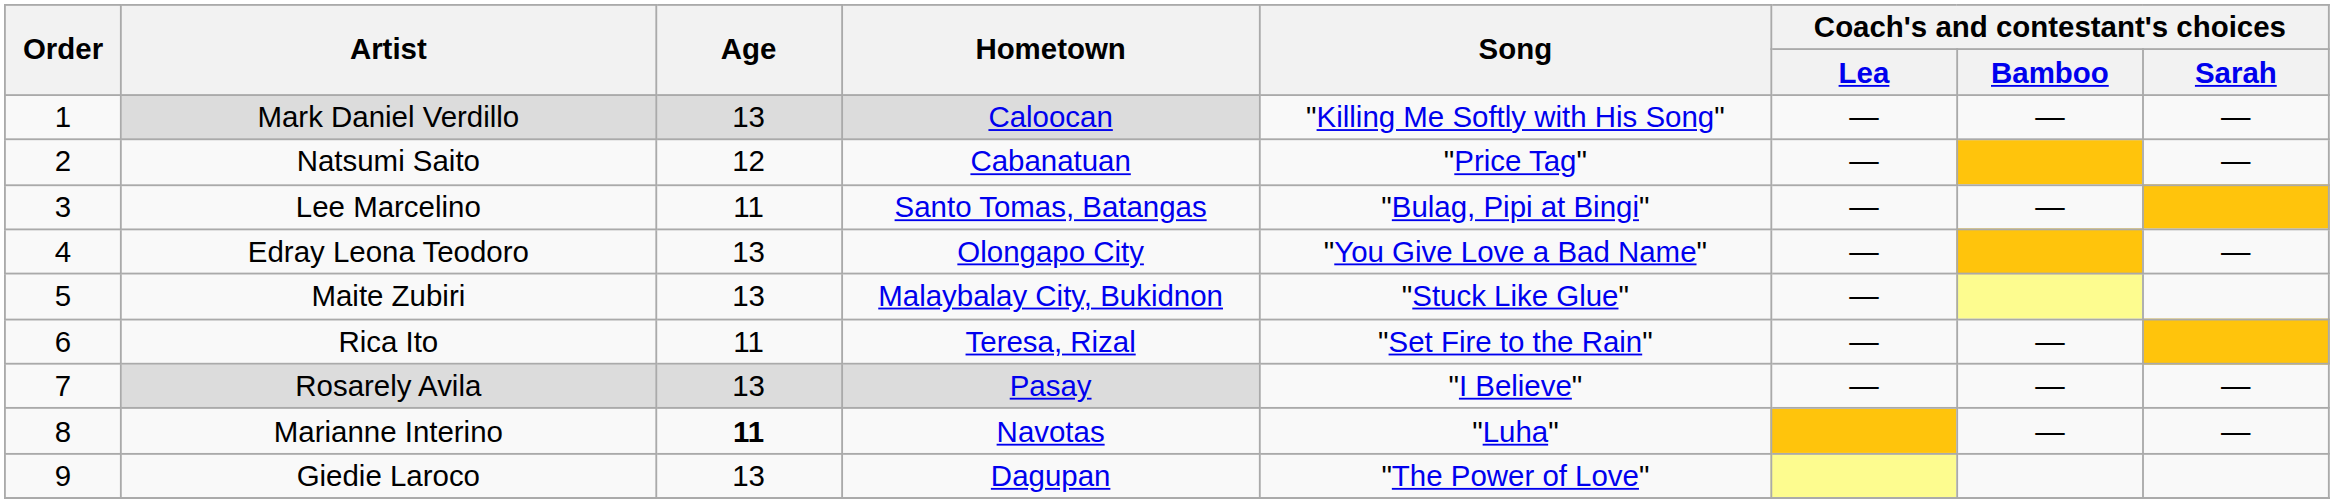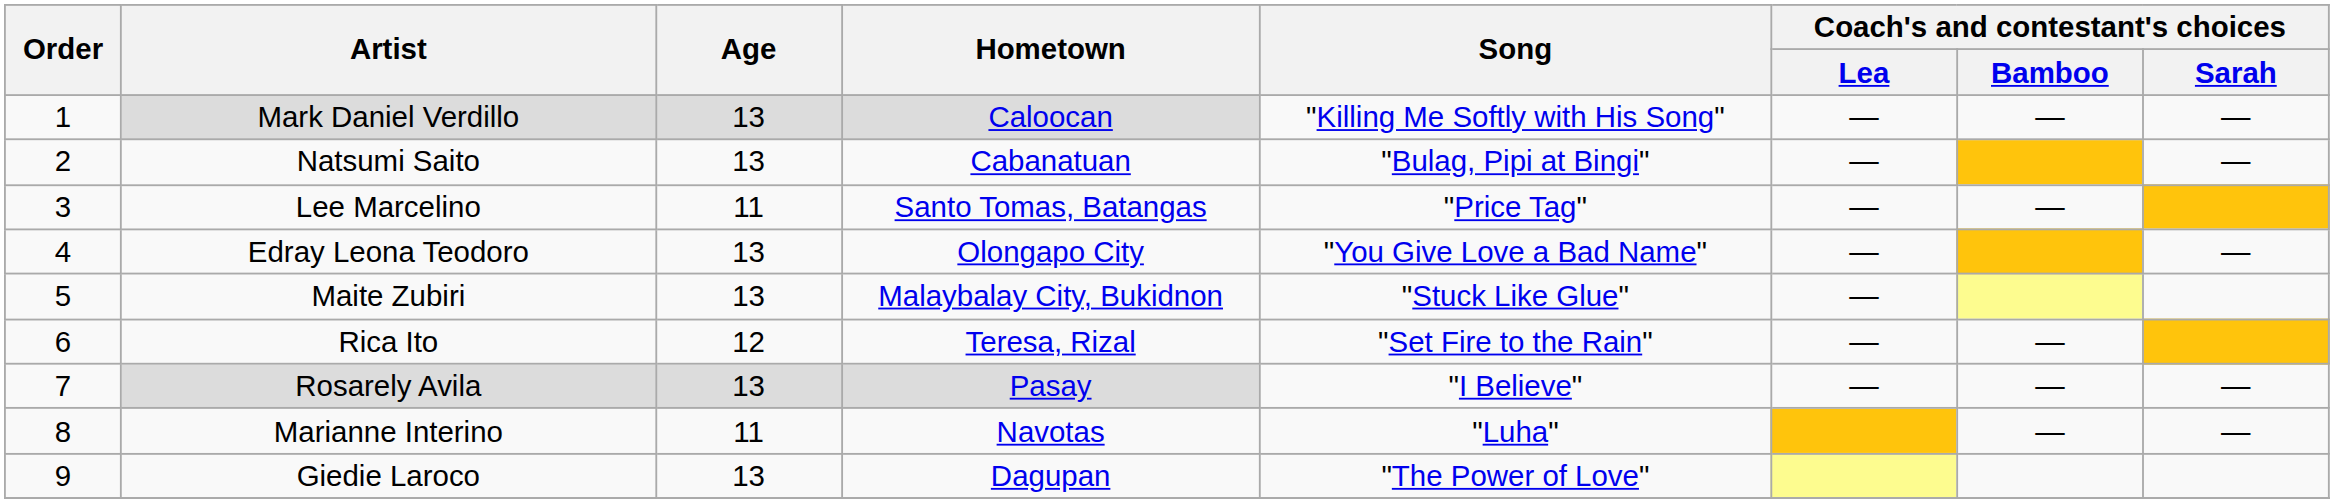(749, 162) 12 -> (749, 162) 13
(1515, 162) "Price Tag" -> (1515, 162) "Bulag, Pipi at Bingi"
(1515, 207) "Bulag, Pipi at Bingi" -> (1515, 207) "Price Tag"
(749, 341) 11 -> (749, 341) 12
(749, 431) bold -> (749, 431) normal
